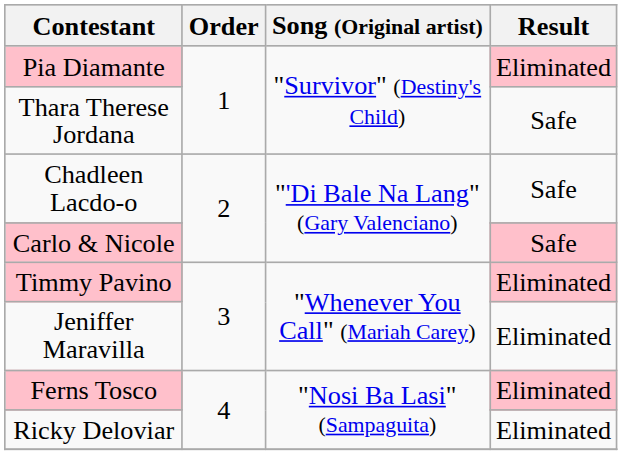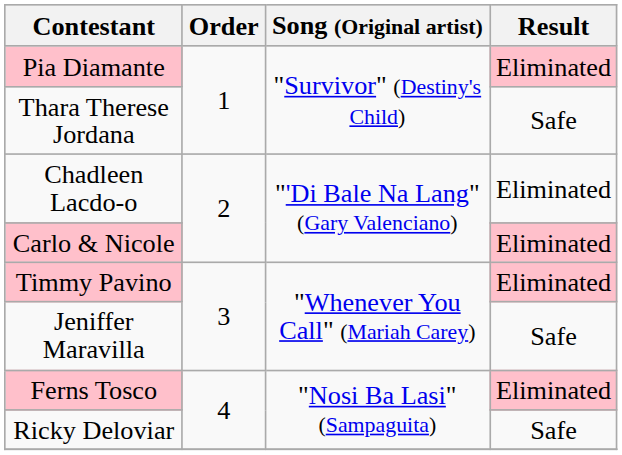(554, 188) Safe -> (554, 188) Eliminated
(554, 242) Safe -> (554, 242) Eliminated
(554, 336) Eliminated -> (554, 336) Safe
(554, 430) Eliminated -> (554, 430) Safe
